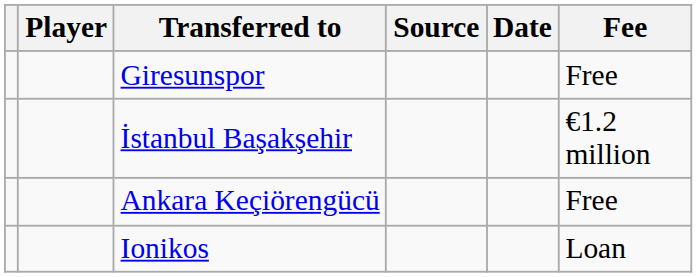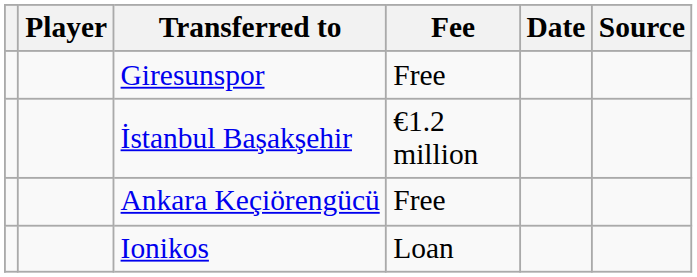columns swapped: (625, 27) <-> (436, 27)
